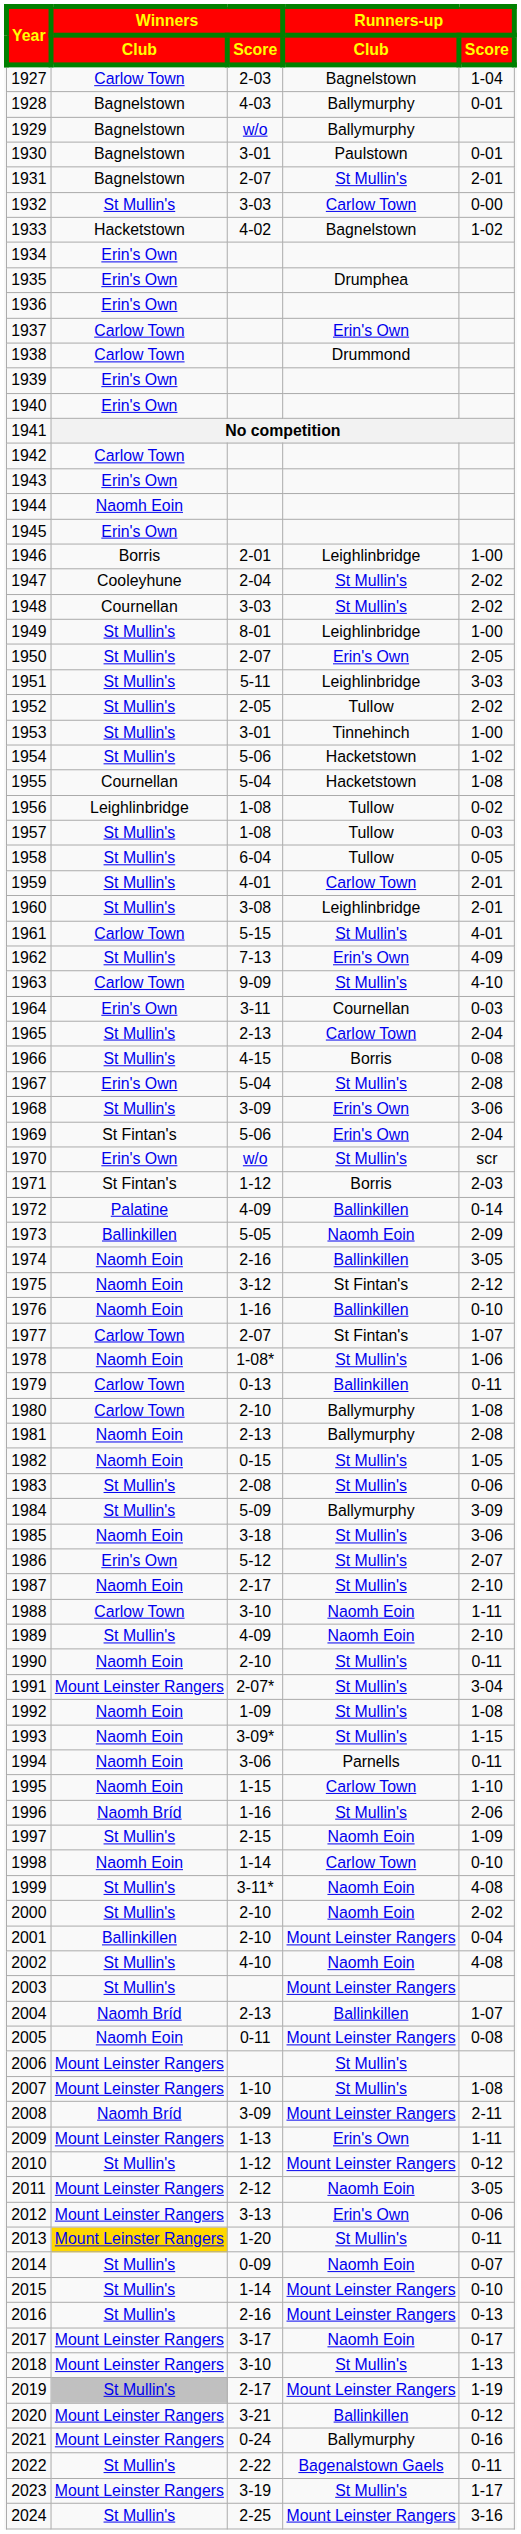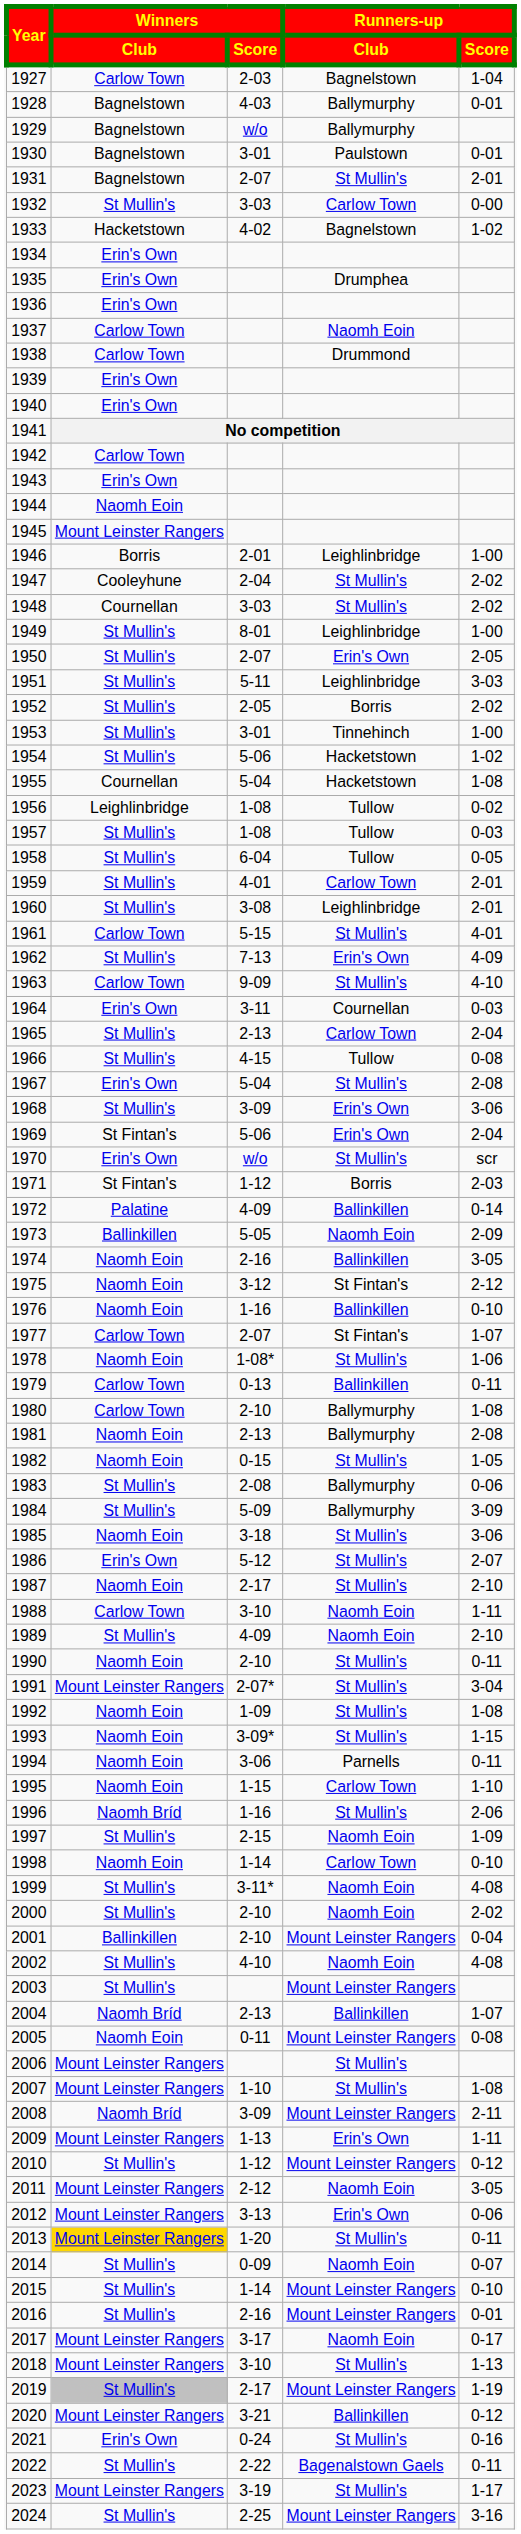(371, 330) Erin's Own -> (371, 330) Naomh Eoin
(139, 531) Erin's Own -> (139, 531) Mount Leinster Rangers
(371, 707) Tullow -> (371, 707) Borris
(371, 1058) Borris -> (371, 1058) Tullow
(371, 1485) St Mullin's -> (371, 1485) Ballymurphy
(487, 2314) 0-13 -> (487, 2314) 0-01
(139, 2440) Mount Leinster Rangers -> (139, 2440) Erin's Own
(371, 2440) Ballymurphy -> (371, 2440) St Mullin's
